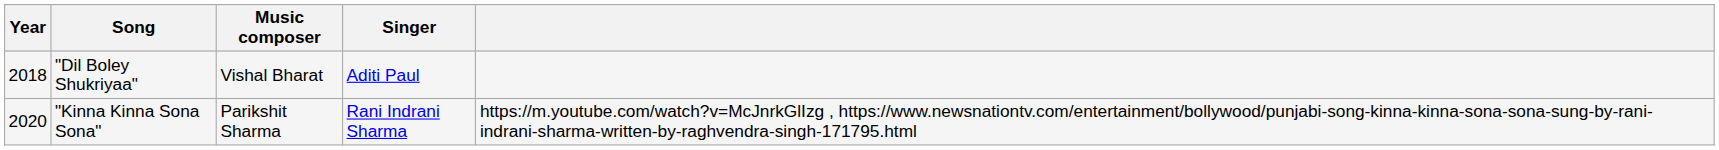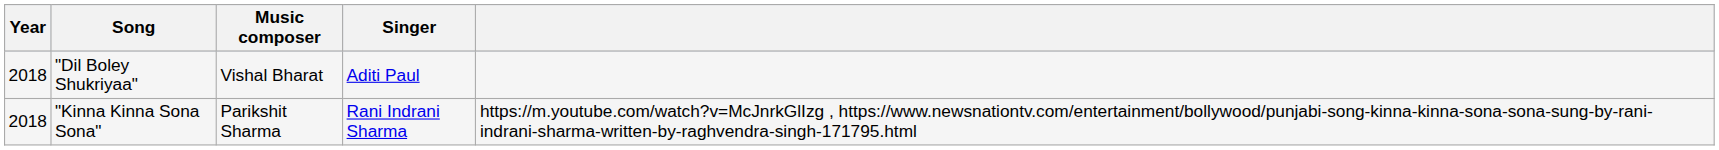(28, 121) 2020 -> (28, 121) 2018
